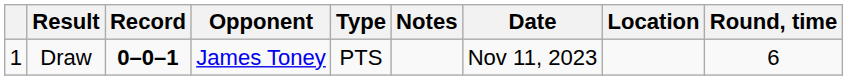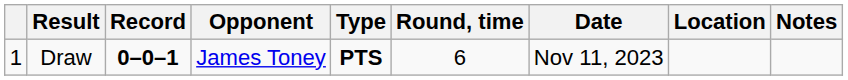columns swapped: (774, 22) <-> (427, 22)
(361, 57) normal -> (361, 57) bold
